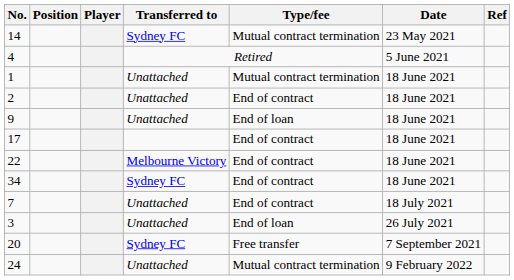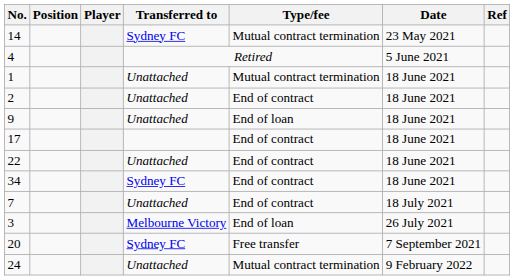(176, 160) Melbourne Victory -> (157, 160) Unattached
(157, 222) Unattached -> (176, 222) Melbourne Victory
